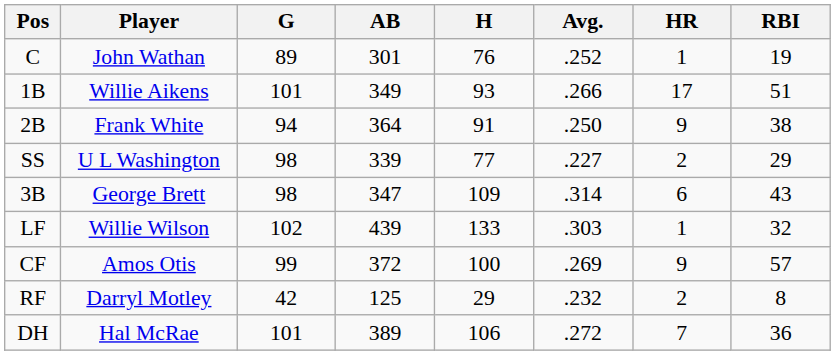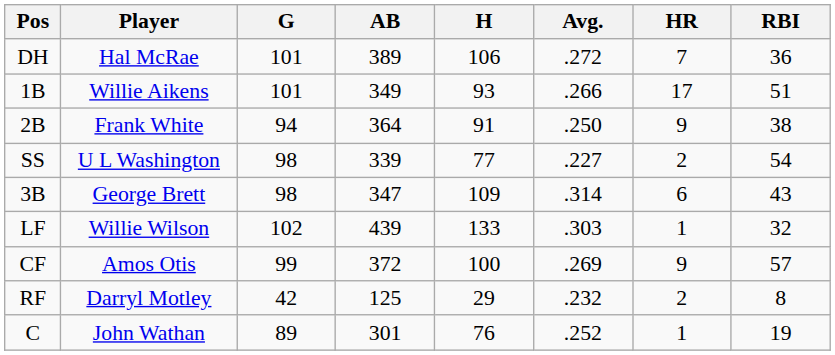rows swapped: (33, 56) <-> (33, 332)
(781, 159) 29 -> (781, 159) 54
